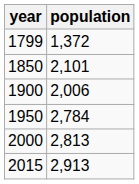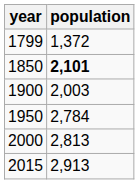(70, 66) normal -> (70, 66) bold
(70, 91) 2,006 -> (70, 91) 2,003
